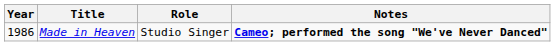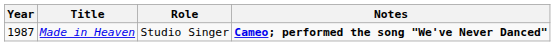(21, 32) 1986 -> (21, 32) 1987
